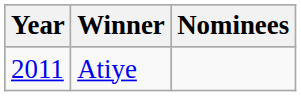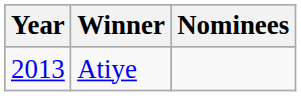(37, 68) 2011 -> (38, 68) 2013
